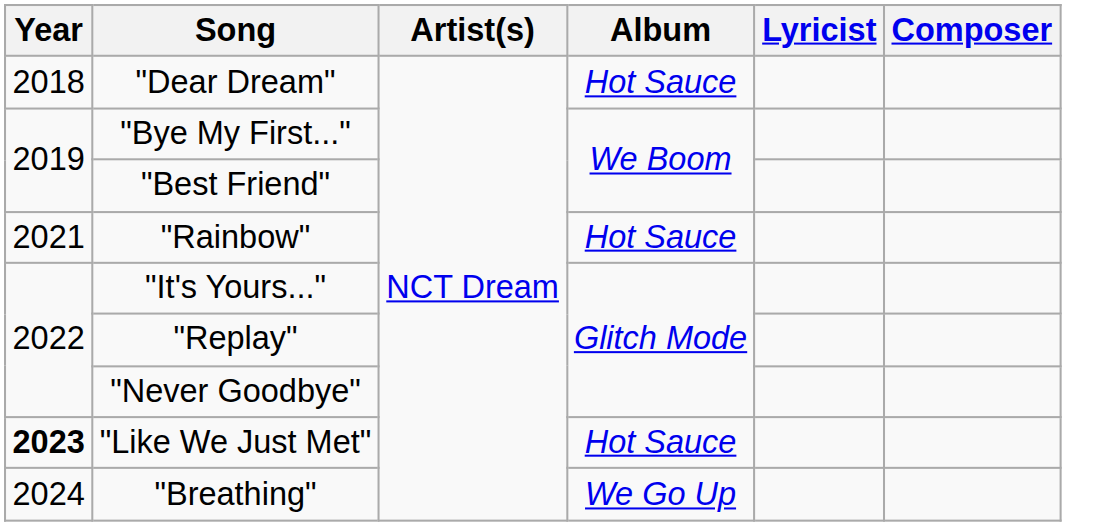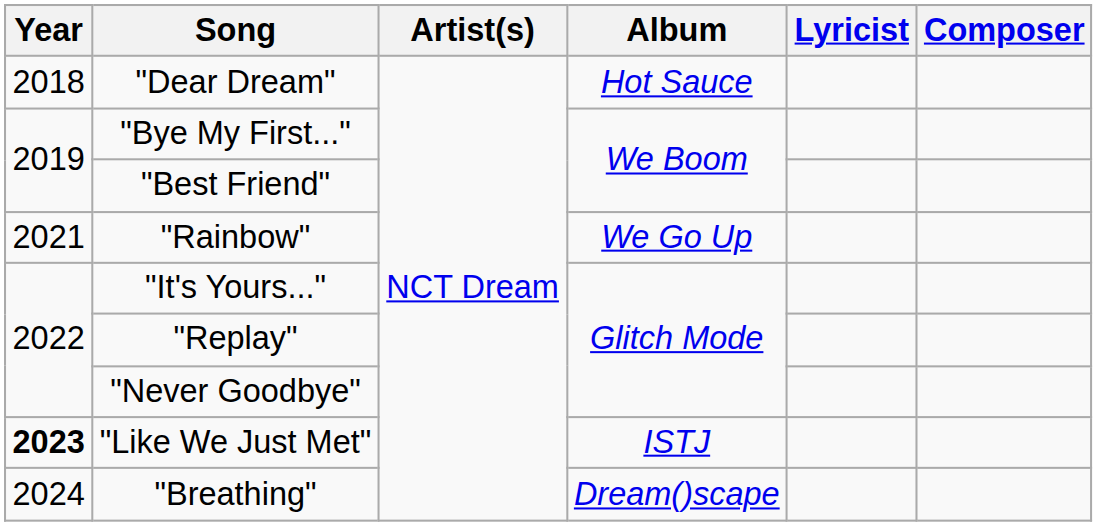(661, 236) Hot Sauce -> (677, 236) We Go Up
(661, 442) Hot Sauce -> (677, 442) ISTJ
(661, 493) We Go Up -> (677, 493) Dream()scape
